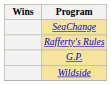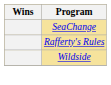- row: (74, 57)
